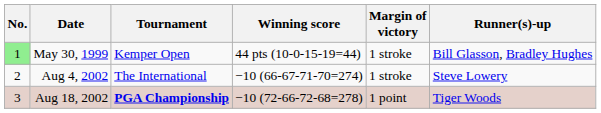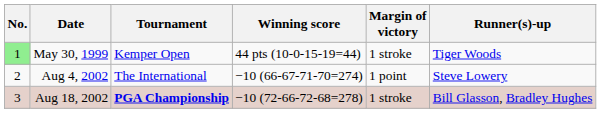(513, 53) Bill Glasson, Bradley Hughes -> (467, 53) Tiger Woods
(390, 75) 1 stroke -> (388, 75) 1 point
(388, 97) 1 point -> (390, 97) 1 stroke
(467, 97) Tiger Woods -> (513, 97) Bill Glasson, Bradley Hughes
